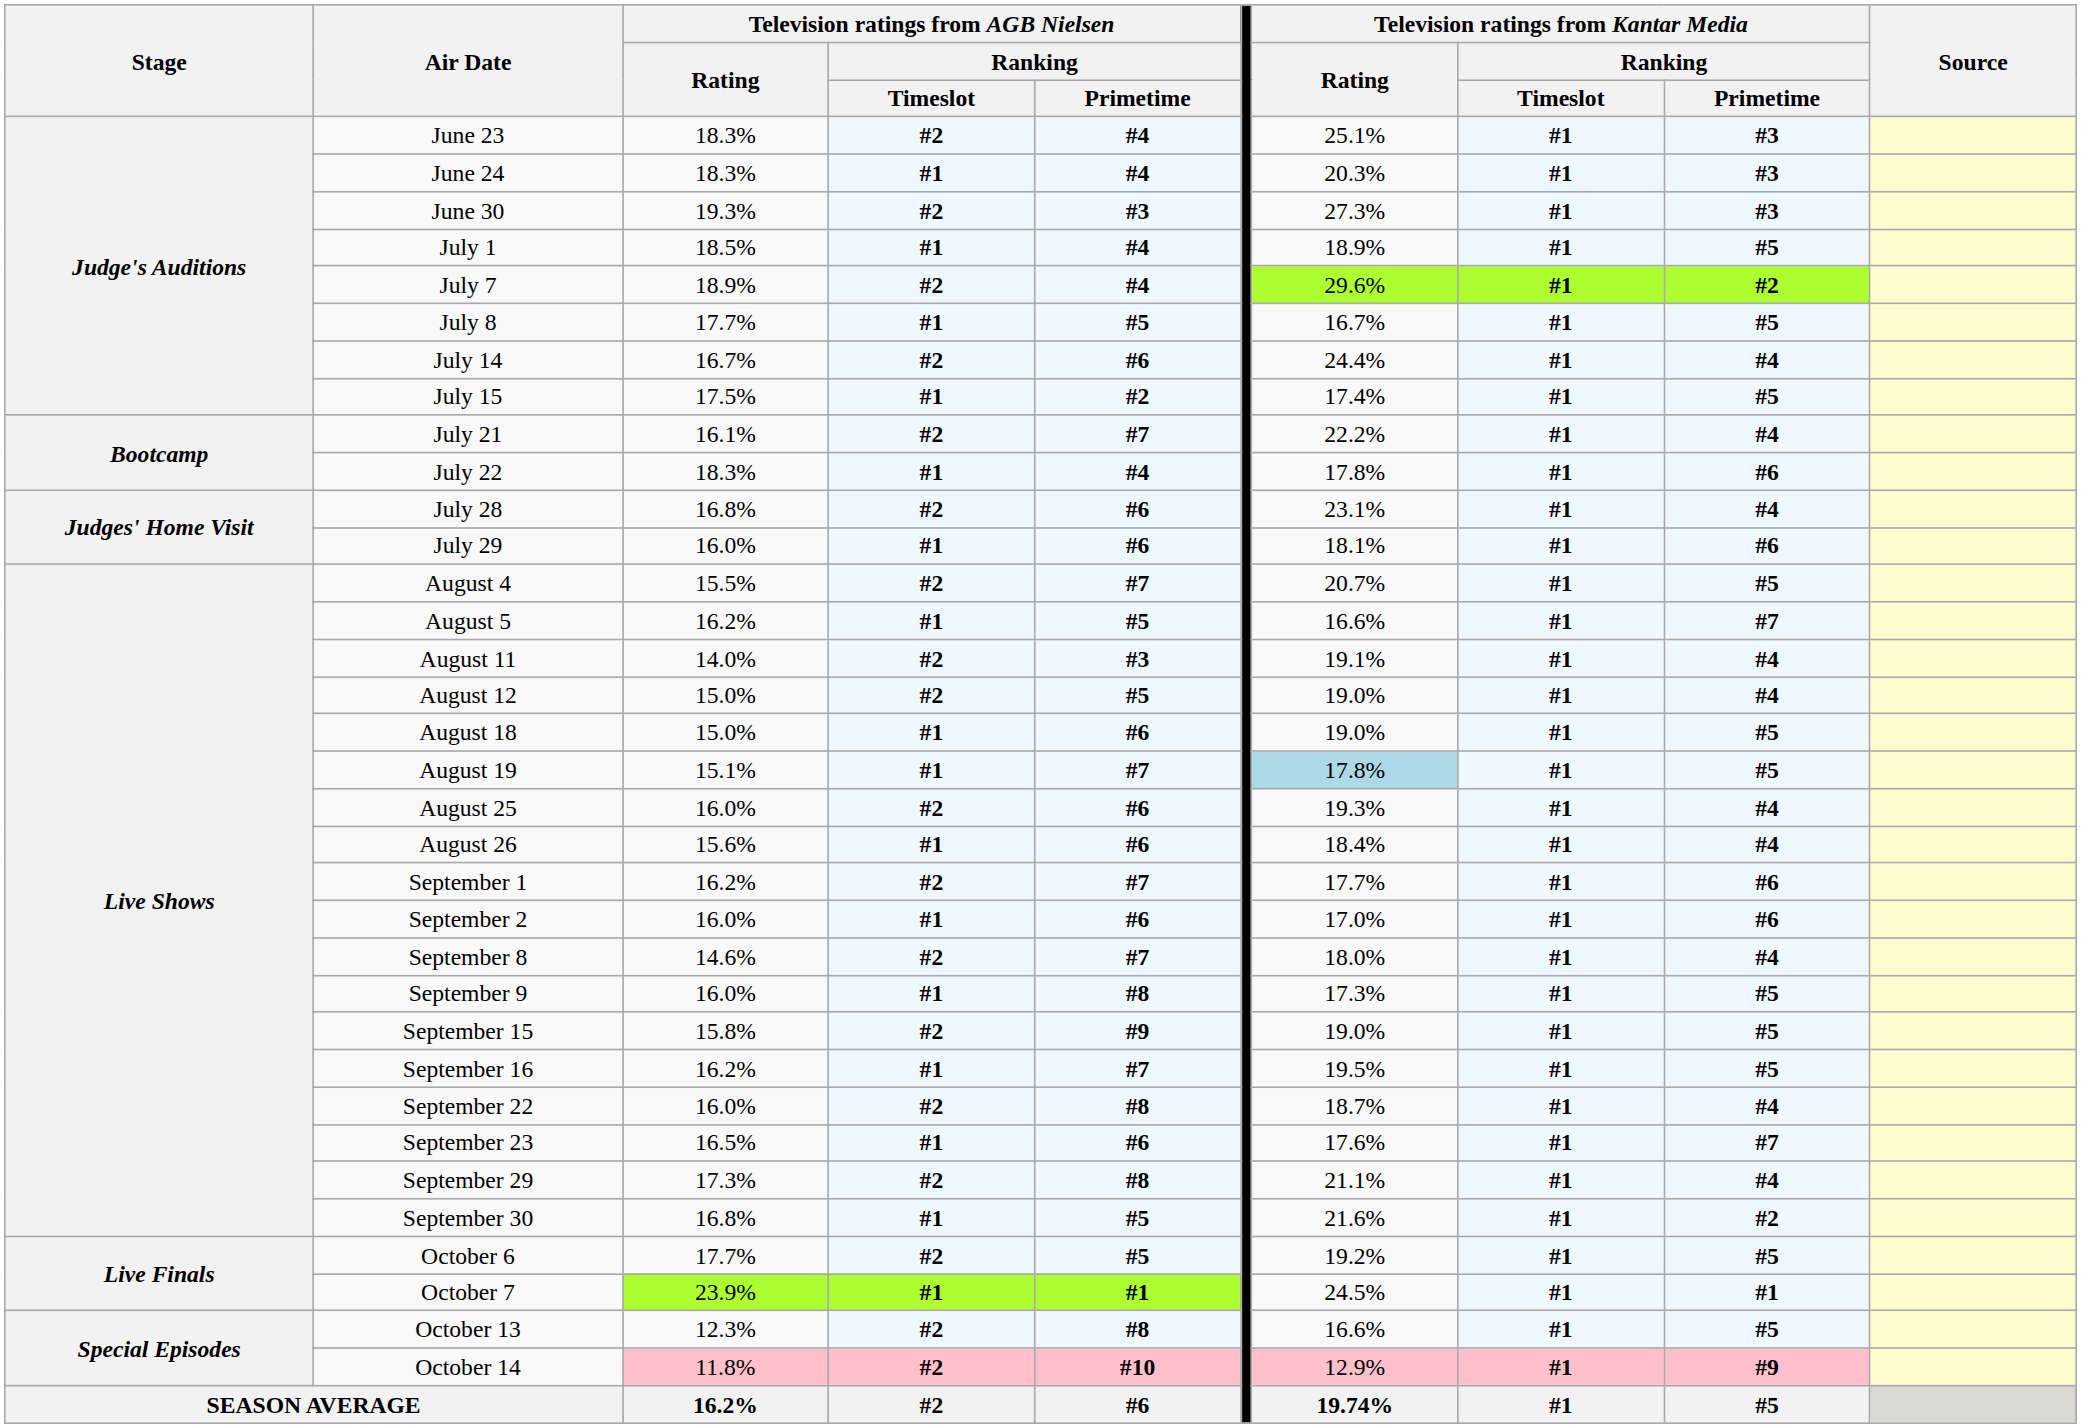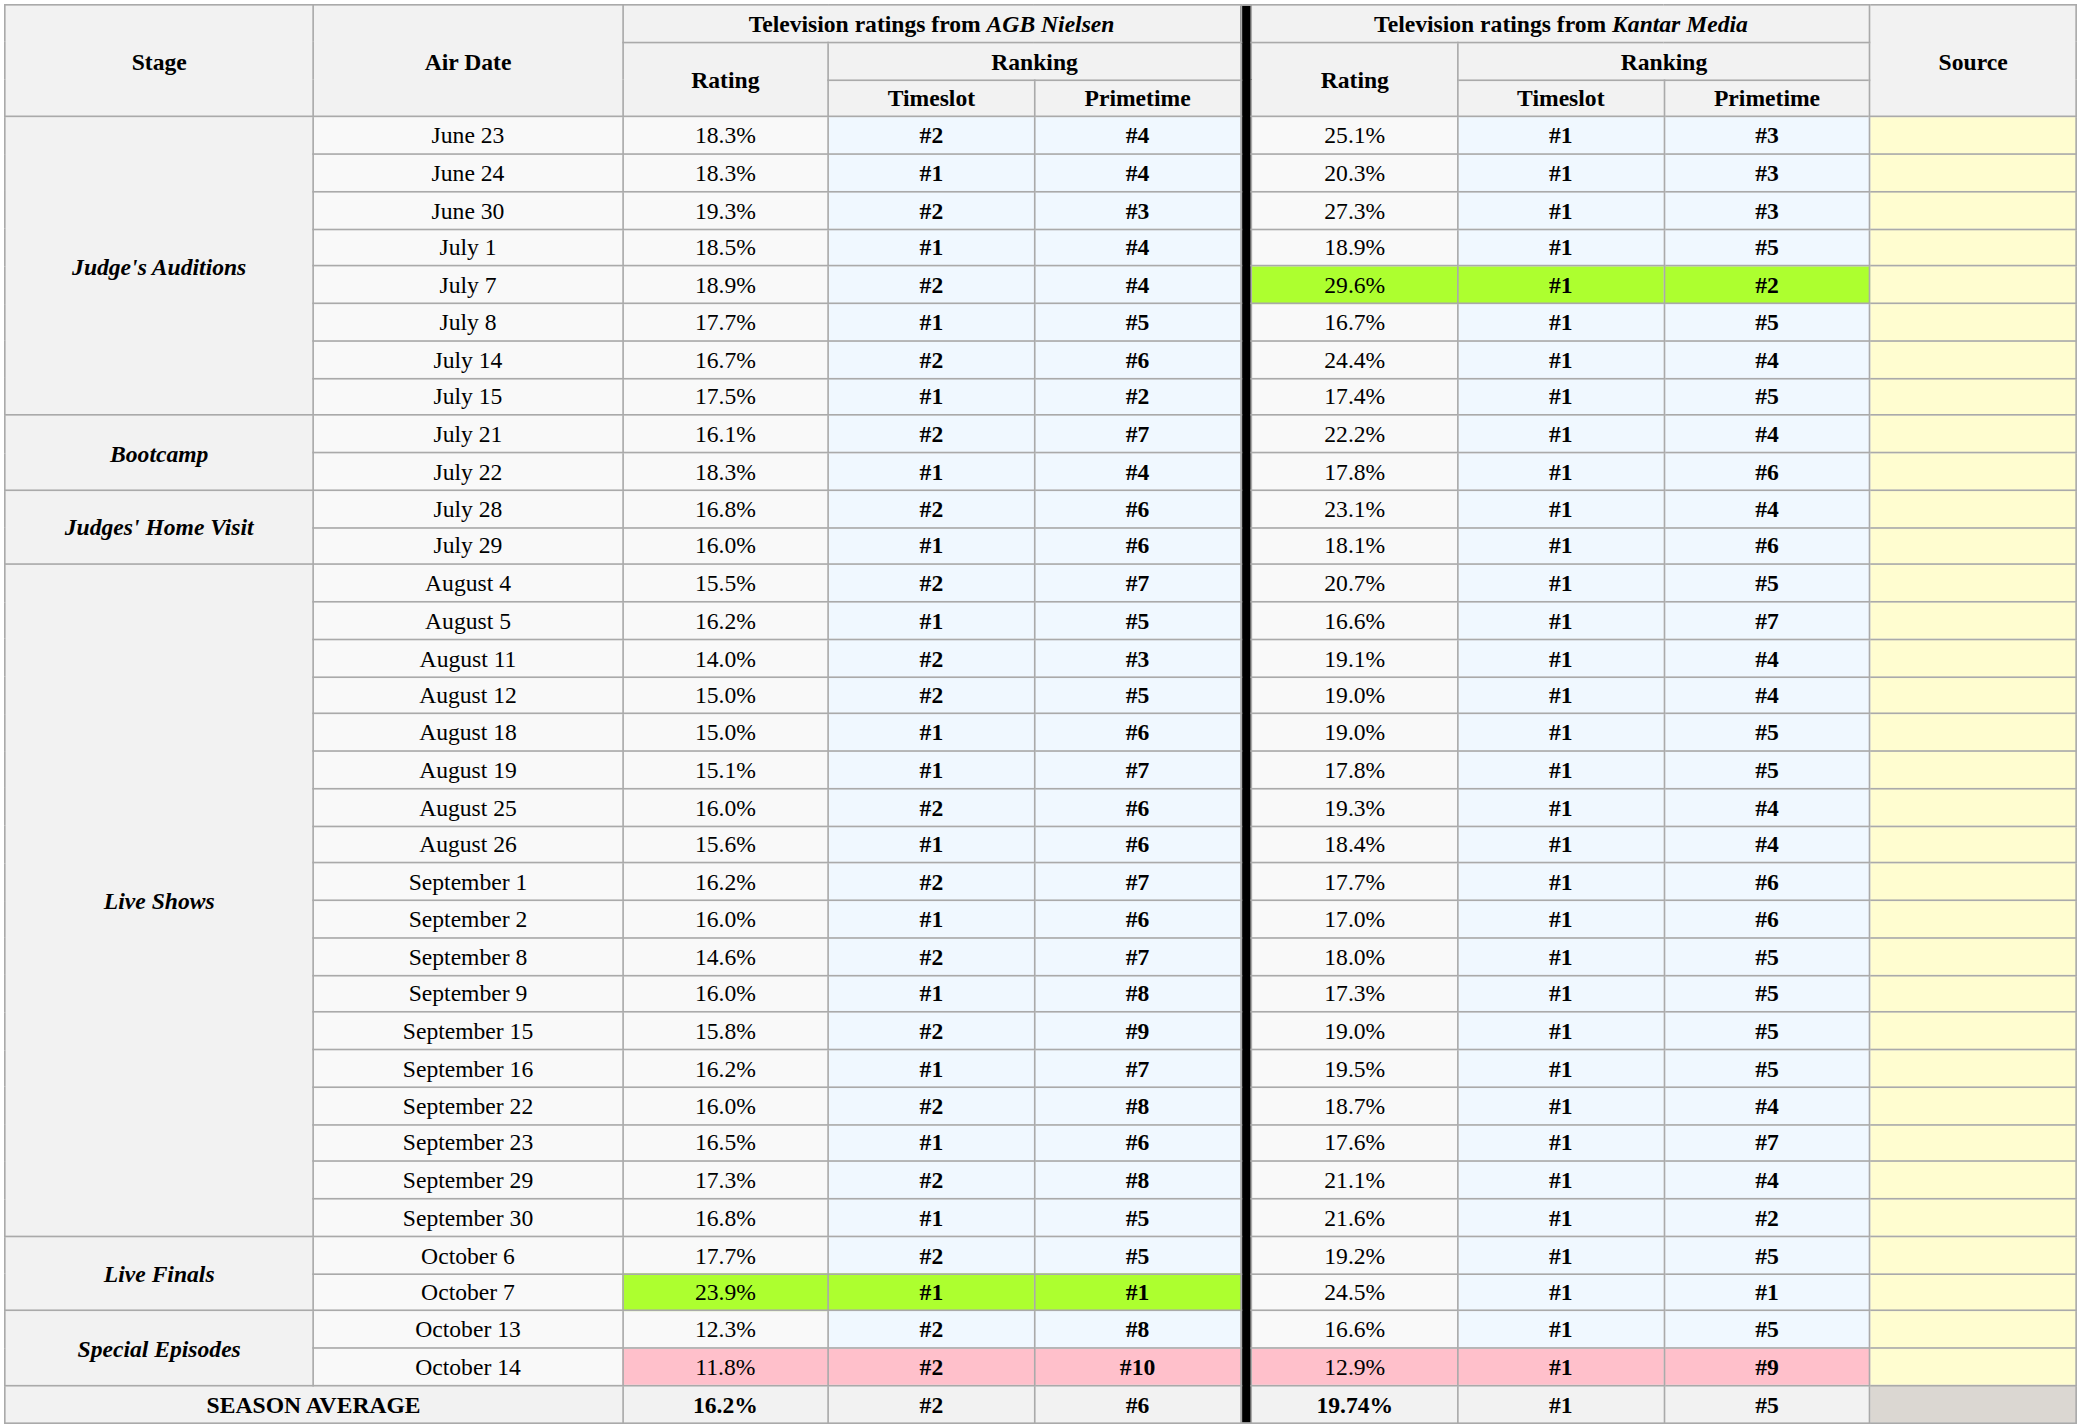(1355, 770) lightblue background -> (1355, 770) no background
(1767, 957) #4 -> (1767, 957) #5
